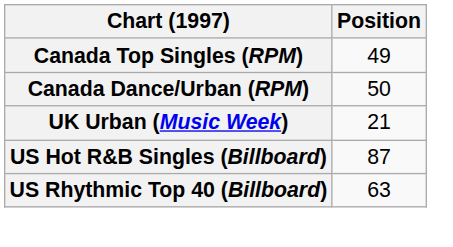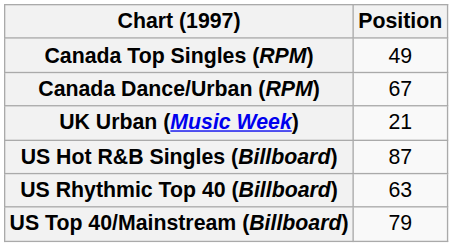(379, 88) 50 -> (400, 88) 67
+ row: (179, 223)
